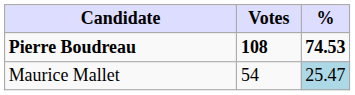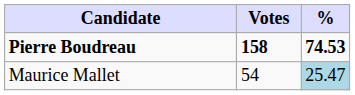(254, 47) 108 -> (254, 47) 158
